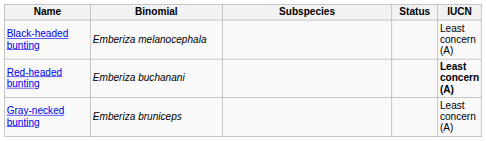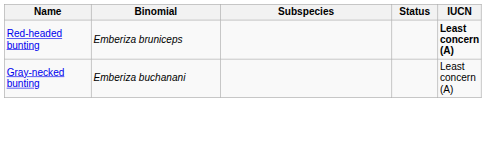- row: (37, 39)
(139, 78) Emberiza buchanani -> (138, 39) Emberiza bruniceps
(137, 117) Emberiza bruniceps -> (139, 78) Emberiza buchanani
